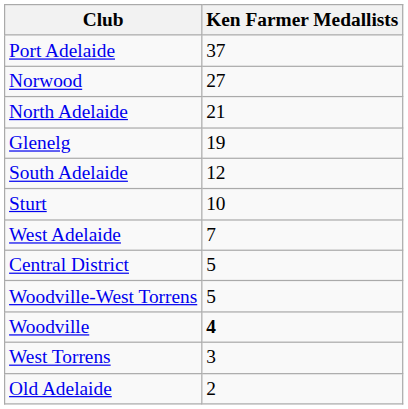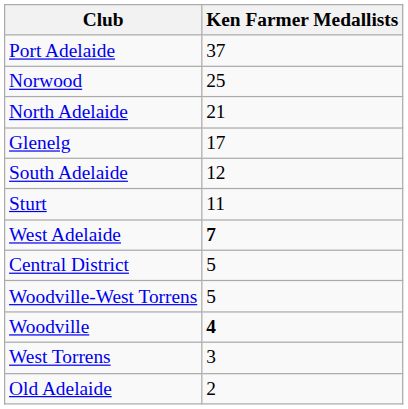(216, 81) 27 -> (216, 81) 25
(216, 142) 19 -> (216, 142) 17
(216, 204) 10 -> (216, 204) 11
(211, 234) normal -> (211, 234) bold
